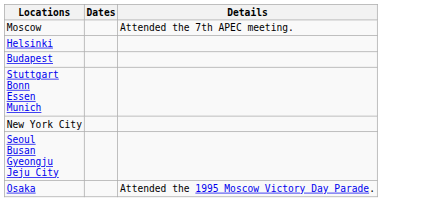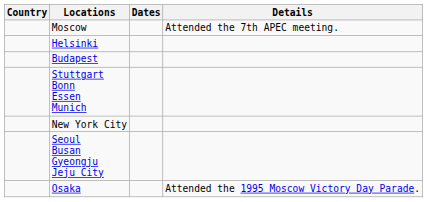+ column: (27, 12)
